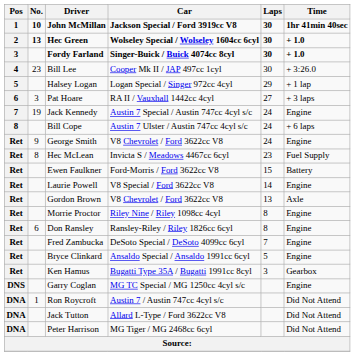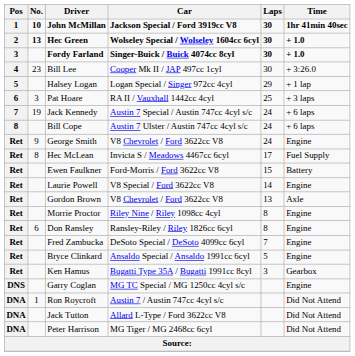(268, 98) 27 -> (268, 98) 25
(299, 112) Engine -> (300, 112) + 6 laps
(268, 156) 23 -> (268, 156) 17
